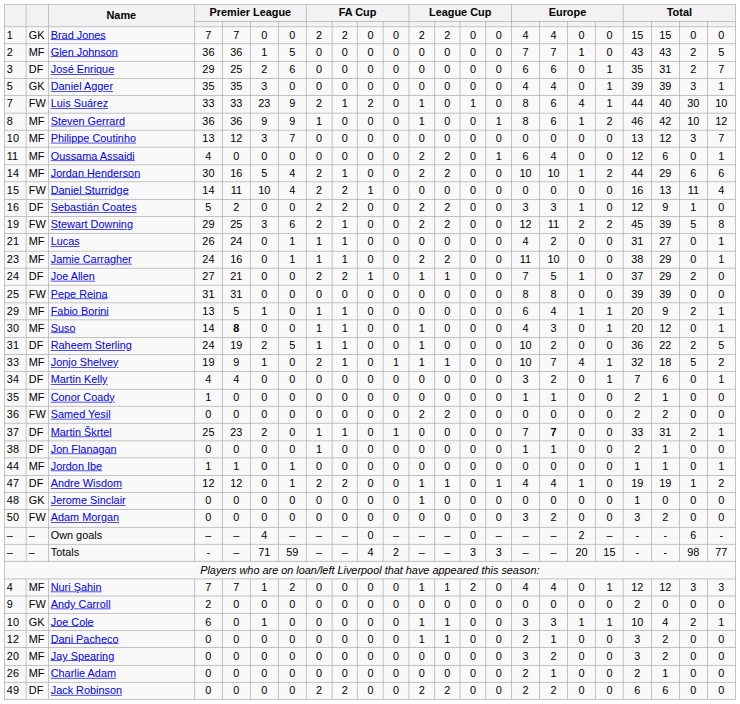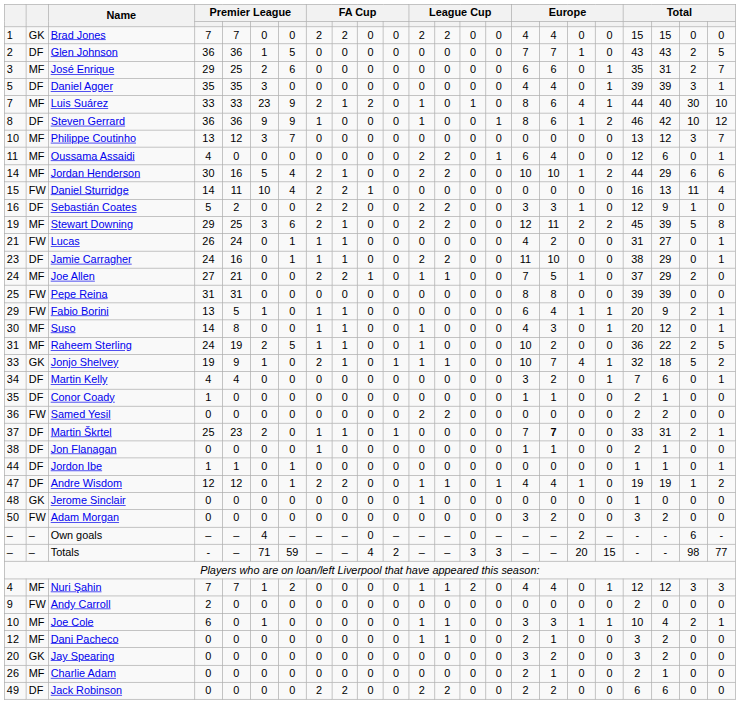(37, 52) MF -> (36, 52) DF
(36, 69) DF -> (37, 69) MF
(37, 87) GK -> (36, 87) DF
(37, 104) FW -> (37, 104) MF
(37, 121) MF -> (36, 121) DF
(37, 225) FW -> (37, 225) MF
(37, 242) MF -> (37, 242) FW
(37, 259) MF -> (36, 259) DF
(36, 276) DF -> (37, 276) MF
(37, 311) MF -> (37, 311) FW
(236, 328) bold -> (236, 328) normal
(36, 345) DF -> (37, 345) MF
(37, 363) MF -> (37, 363) GK
(37, 397) MF -> (36, 397) DF
(37, 466) MF -> (36, 466) DF
(37, 622) GK -> (37, 622) MF
(37, 656) MF -> (37, 656) GK
